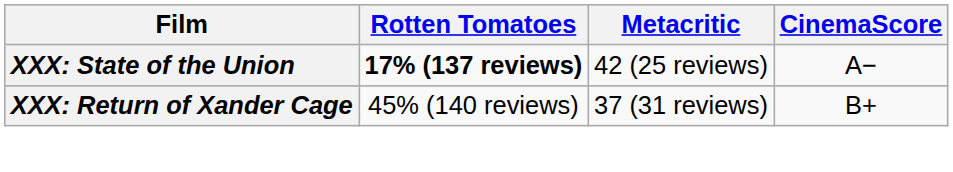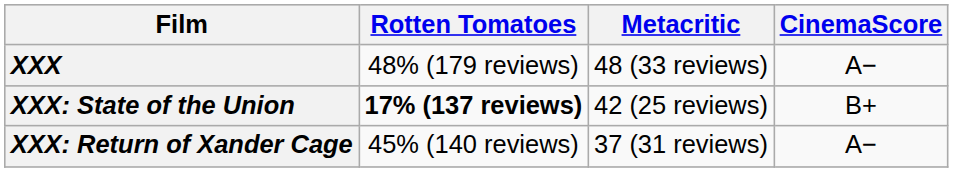+ row: (36, 65)
(861, 65) A− -> (861, 105) B+
(861, 105) B+ -> (861, 145) A−
